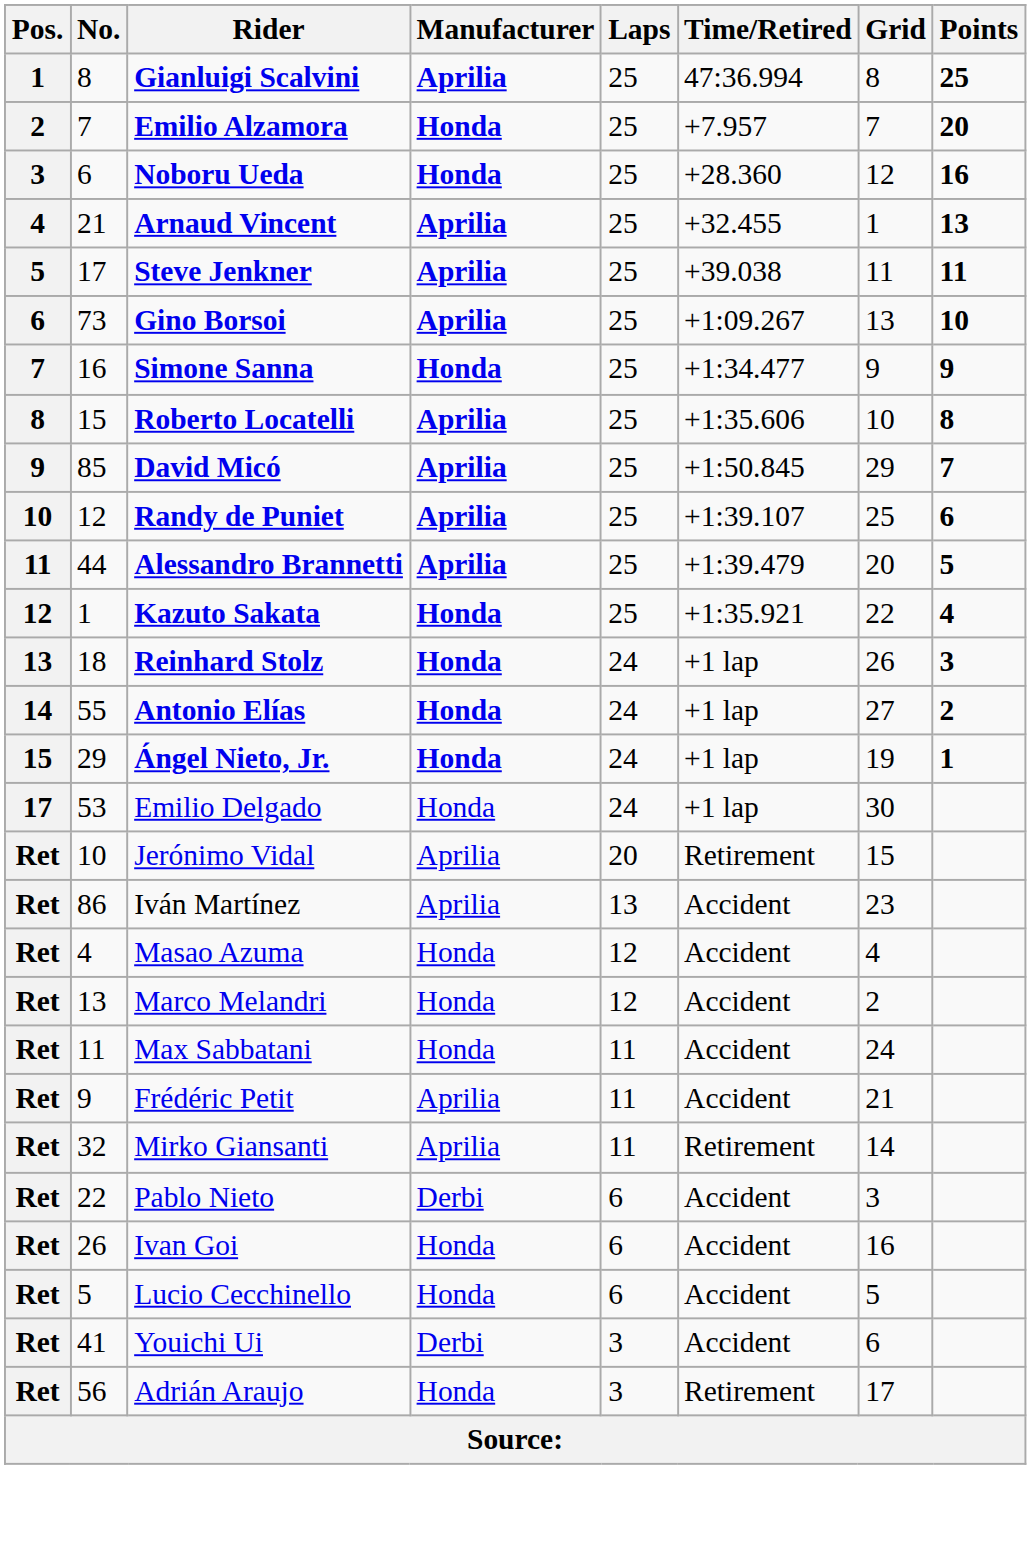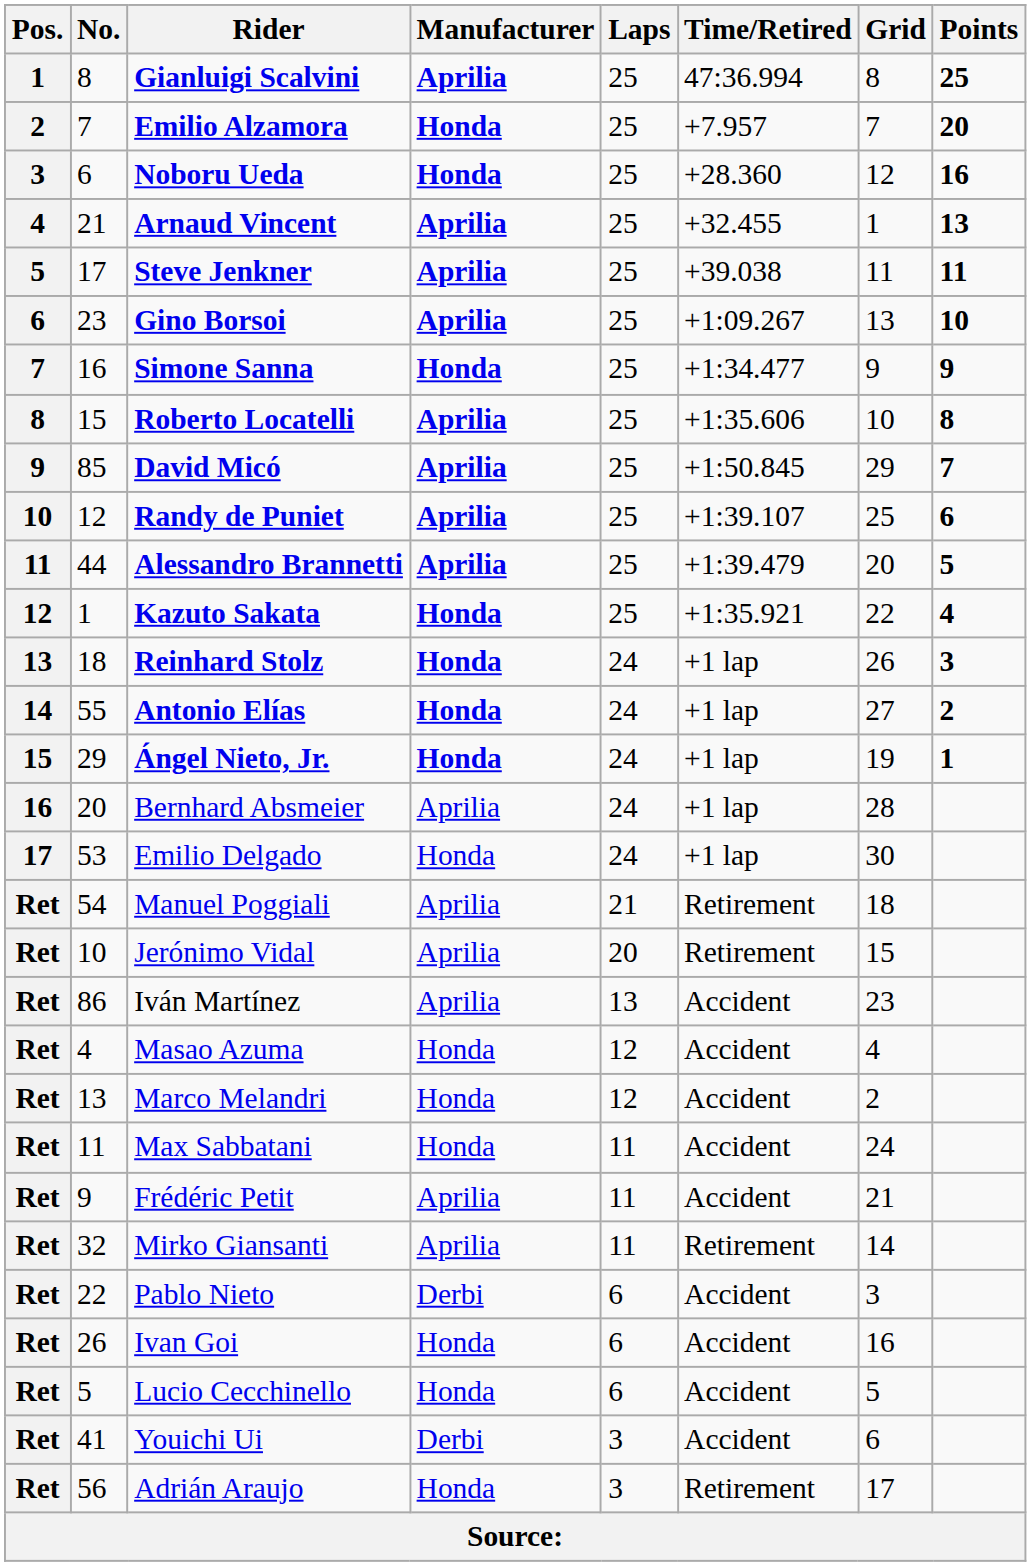(92, 320) 73 -> (92, 320) 23
+ row: (249, 806)
+ row: (232, 904)
